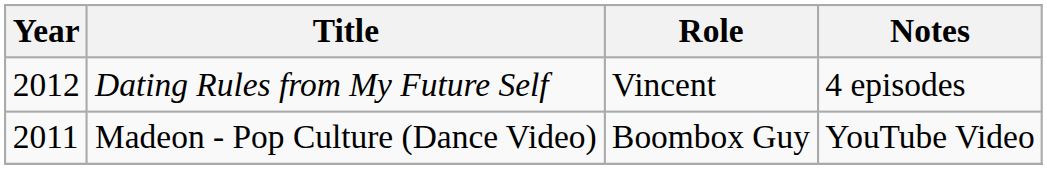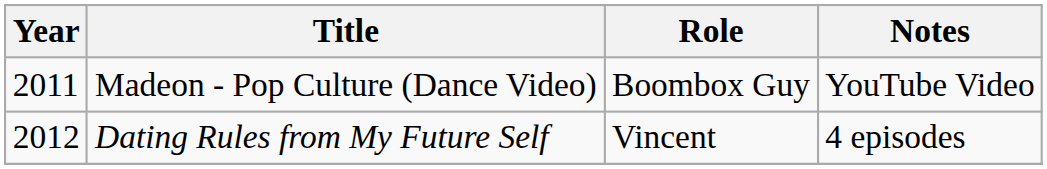rows swapped: (346, 137) <-> (322, 84)
